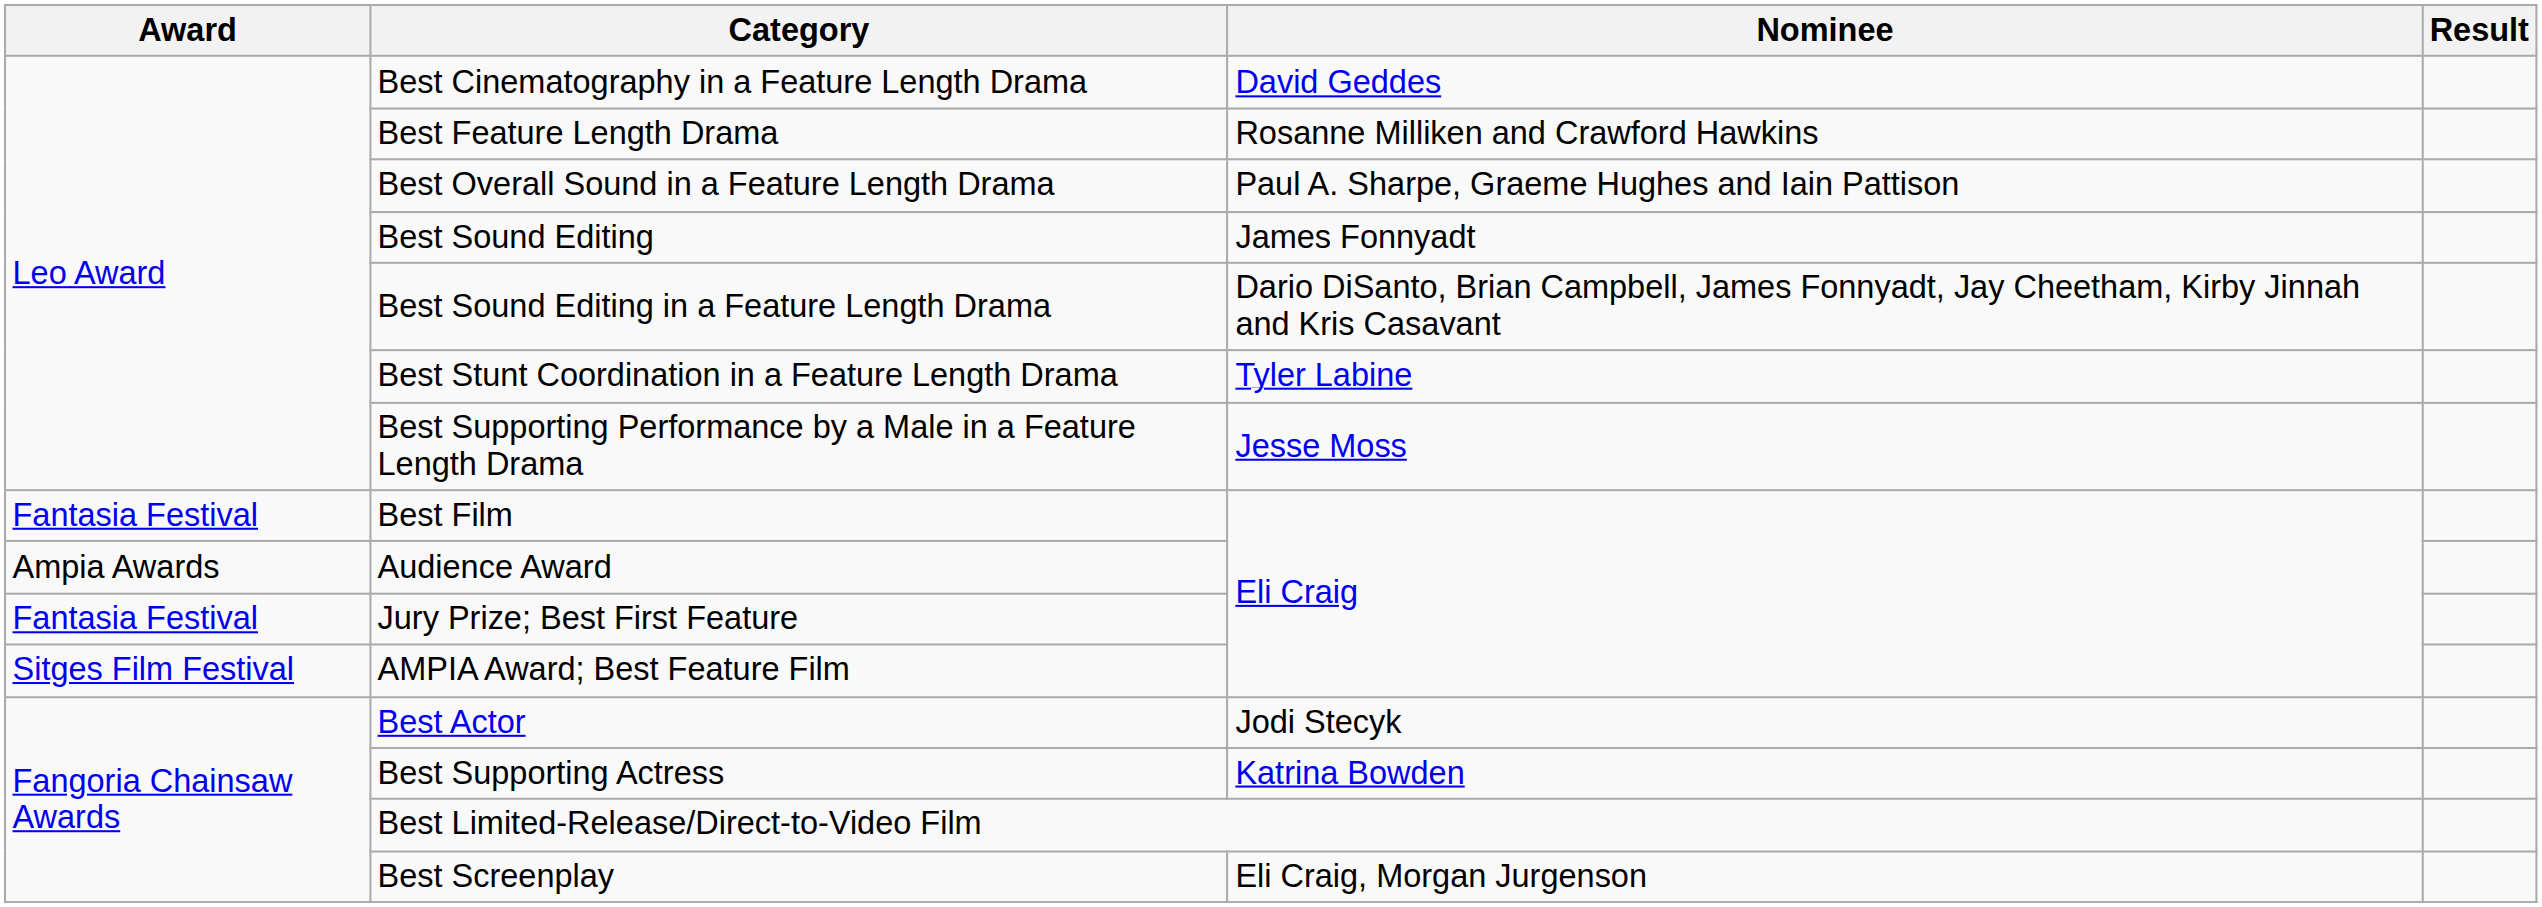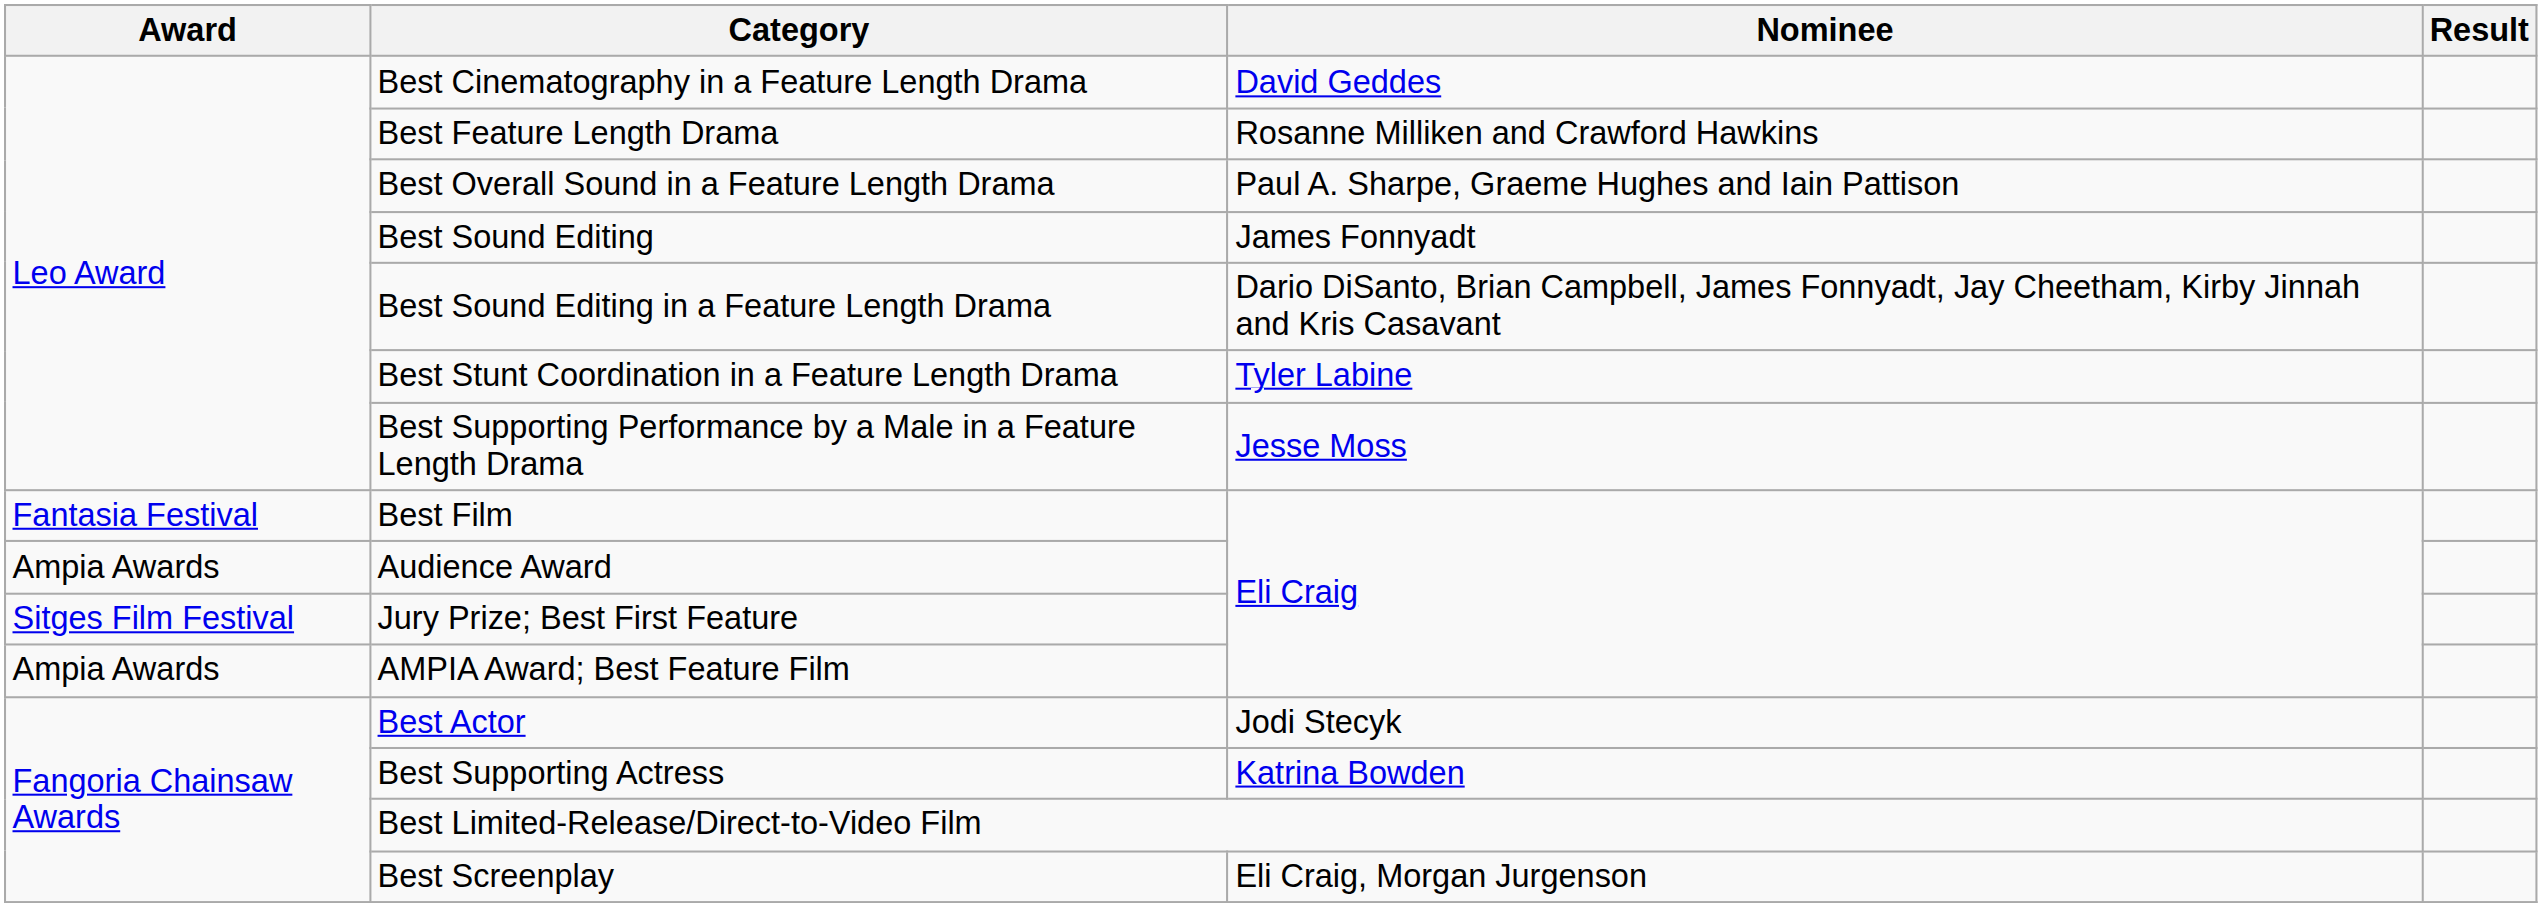(135, 618) Fantasia Festival -> (153, 618) Sitges Film Festival
(153, 669) Sitges Film Festival -> (116, 669) Ampia Awards
